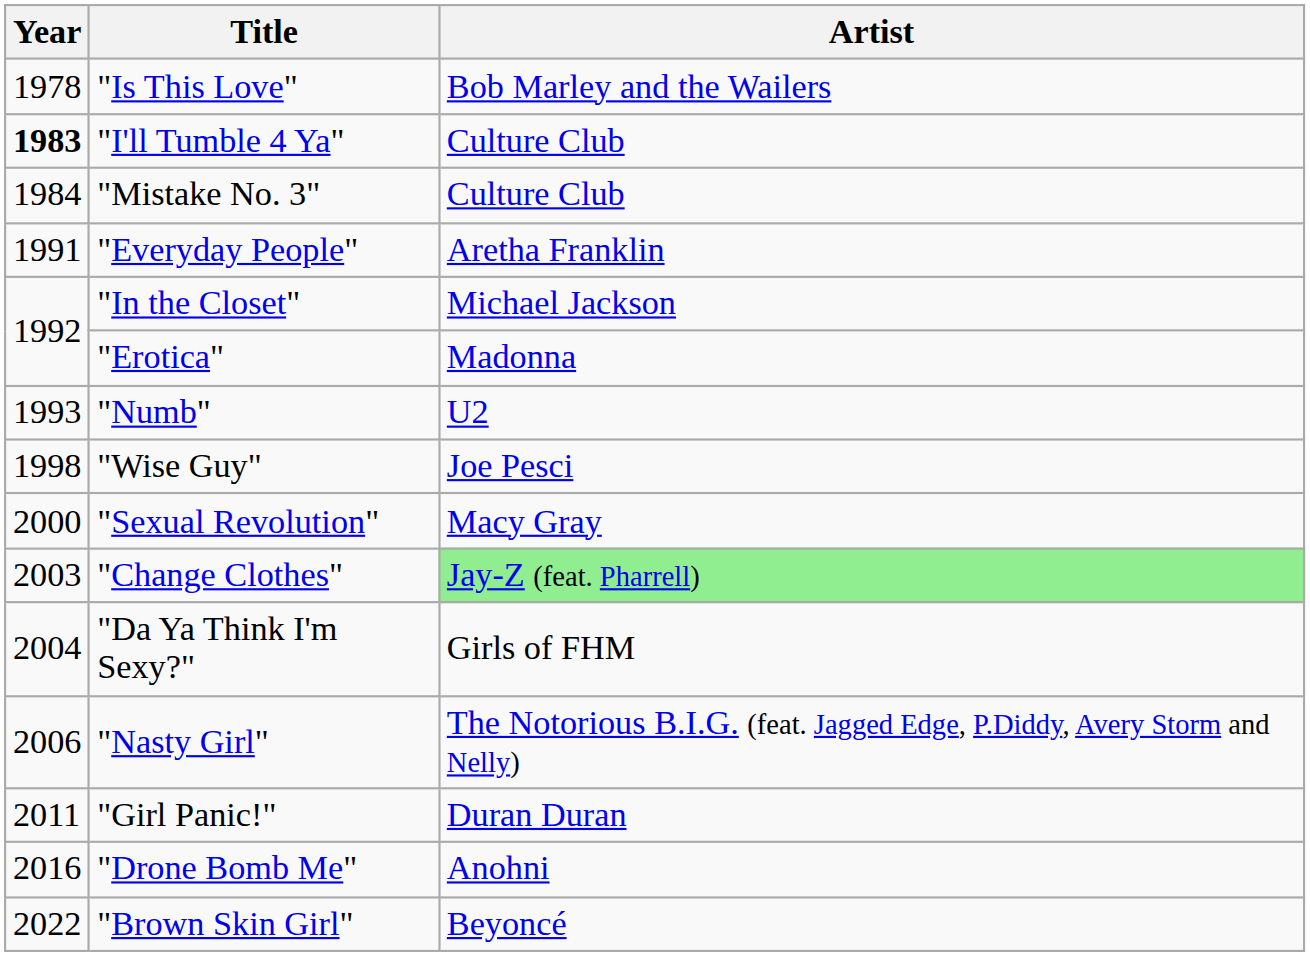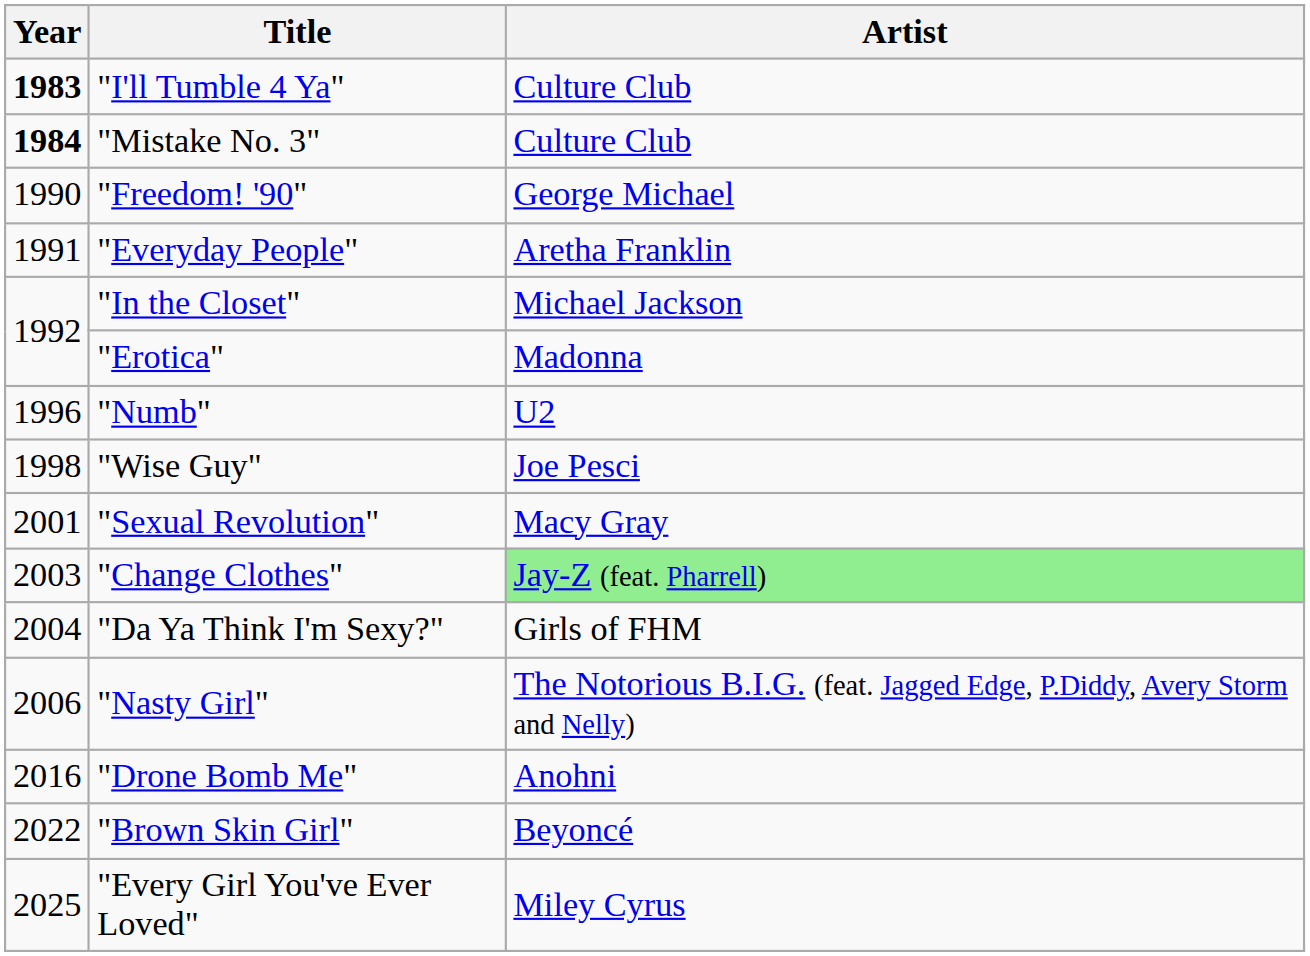- row: (197, 85)
(47, 194) normal -> (47, 140) bold
+ row: (202, 194)
(47, 411) 1993 -> (47, 411) 1996
(47, 520) 2000 -> (47, 520) 2001
- row: (187, 814)
+ row: (264, 903)
